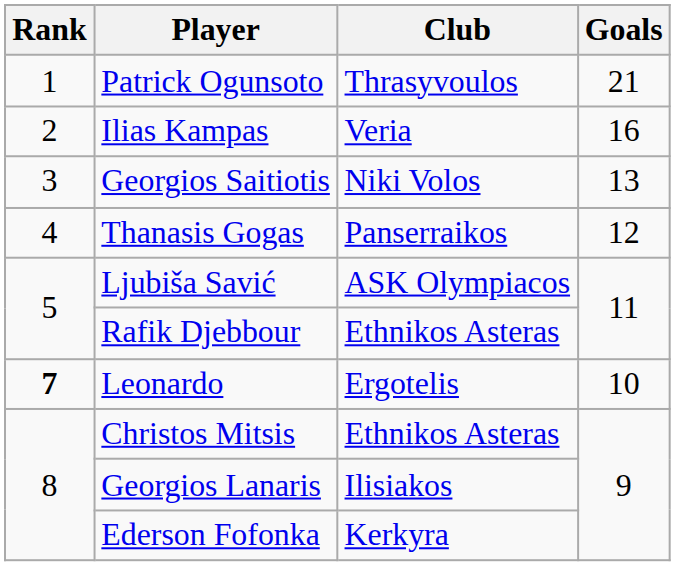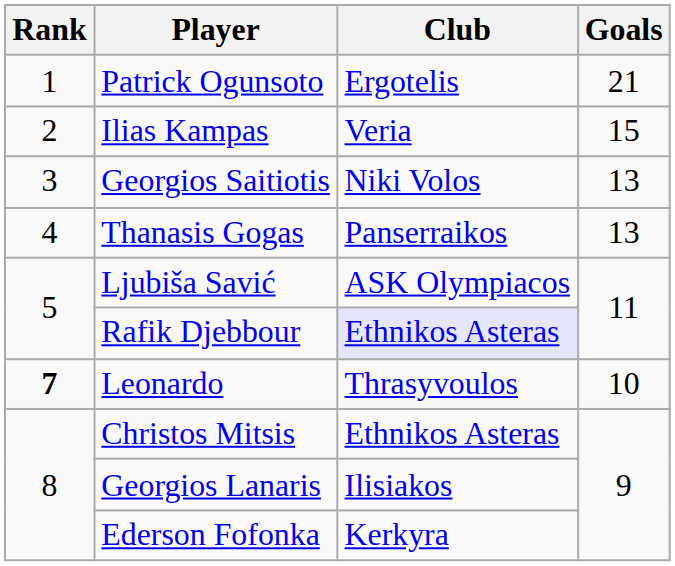(431, 80) Thrasyvoulos -> (402, 80) Ergotelis
(624, 130) 16 -> (624, 130) 15
(624, 231) 12 -> (624, 231) 13
(452, 332) no background -> (452, 332) lavender background
(402, 383) Ergotelis -> (431, 383) Thrasyvoulos
